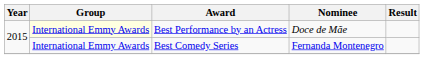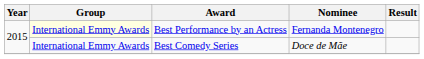(319, 29) Doce de Mãe -> (338, 29) Fernanda Montenegro
(338, 45) Fernanda Montenegro -> (319, 45) Doce de Mãe
